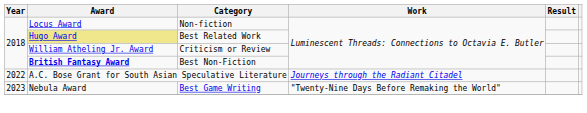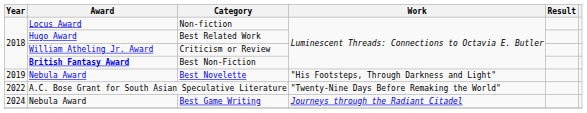(53, 37) khaki background -> (53, 37) no background
+ row: (213, 75)
(377, 75) Journeys through the Radiant Citadel -> (396, 88) "Twenty-Nine Days Before Remaking the World"
(16, 88) 2023 -> (16, 101) 2024
(396, 88) "Twenty-Nine Days Before Remaking the World" -> (377, 101) Journeys through the Radiant Citadel
